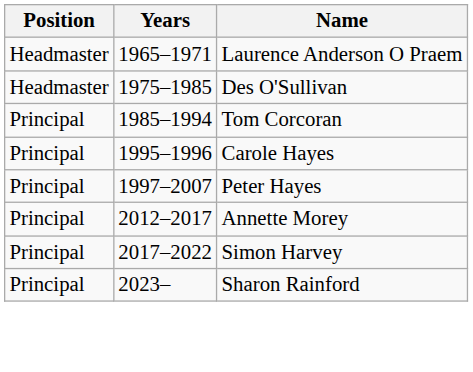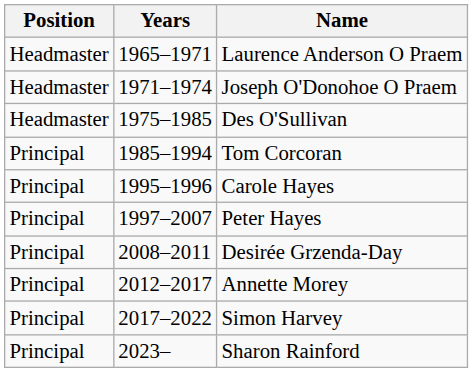+ row: (339, 86)
+ row: (312, 251)
